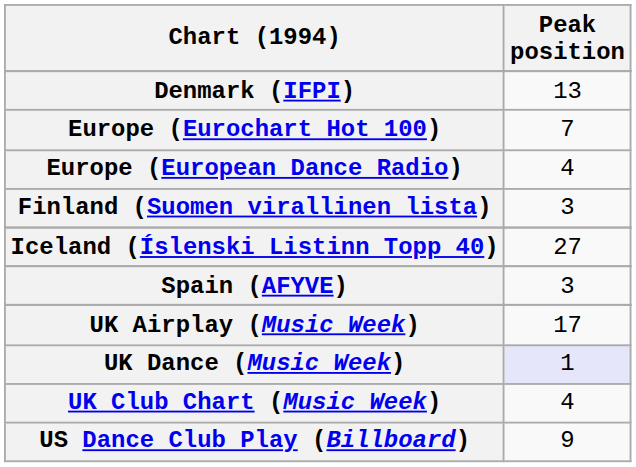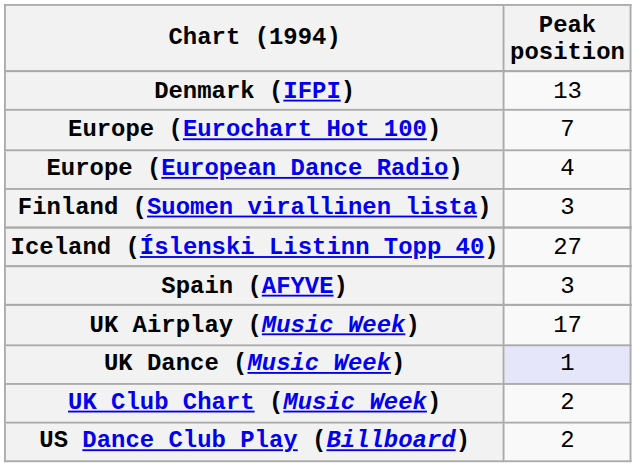(568, 403) 4 -> (568, 403) 2
(568, 442) 9 -> (568, 442) 2
